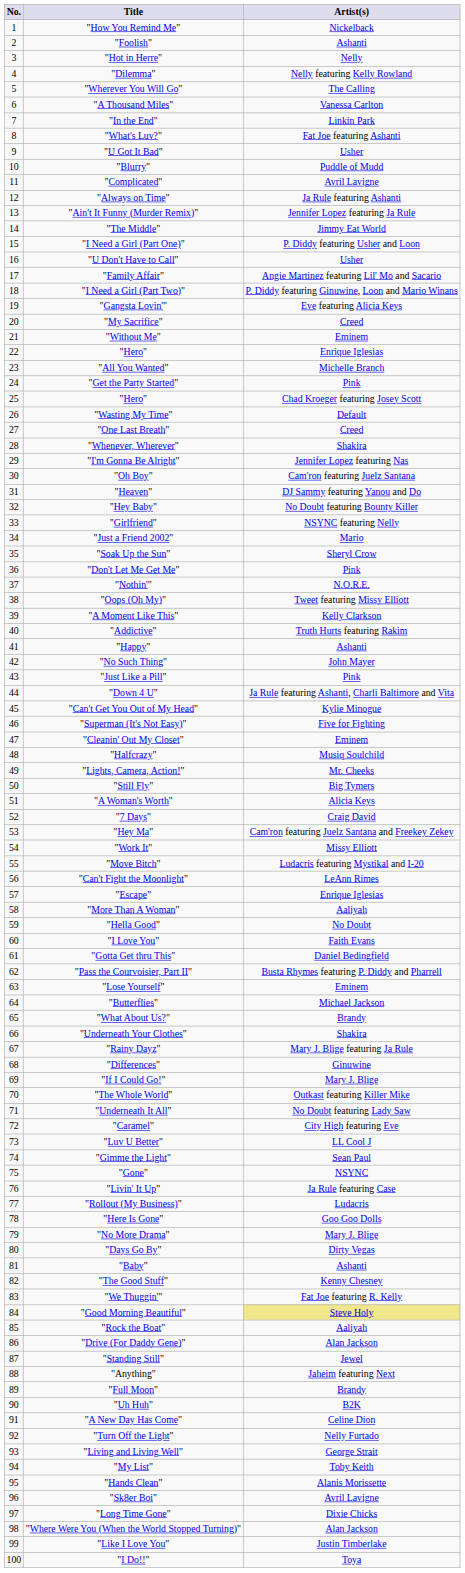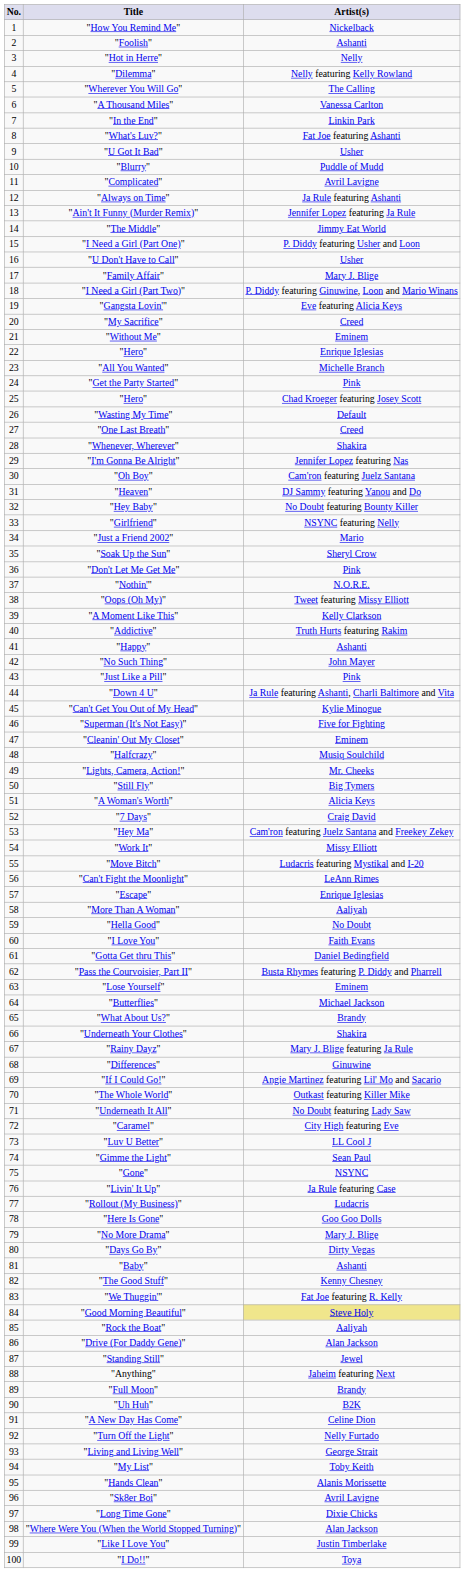(352, 275) Angie Martinez featuring Lil' Mo and Sacario -> (352, 275) Mary J. Blige
(352, 1080) Mary J. Blige -> (352, 1080) Angie Martinez featuring Lil' Mo and Sacario
